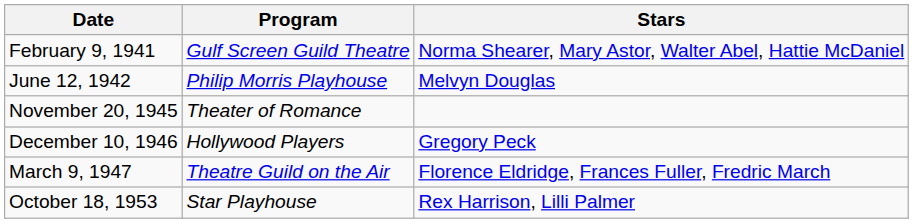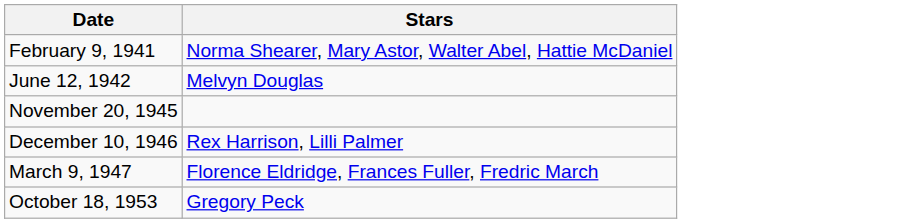- column: (298, 19)
(477, 141) Gregory Peck -> (295, 141) Rex Harrison, Lilli Palmer
(527, 202) Rex Harrison, Lilli Palmer -> (245, 202) Gregory Peck
